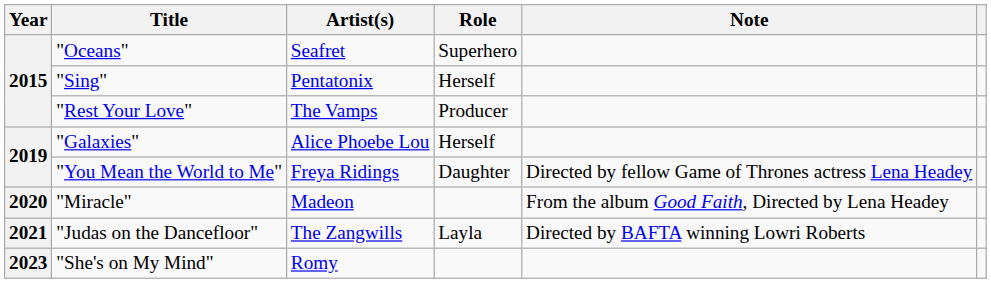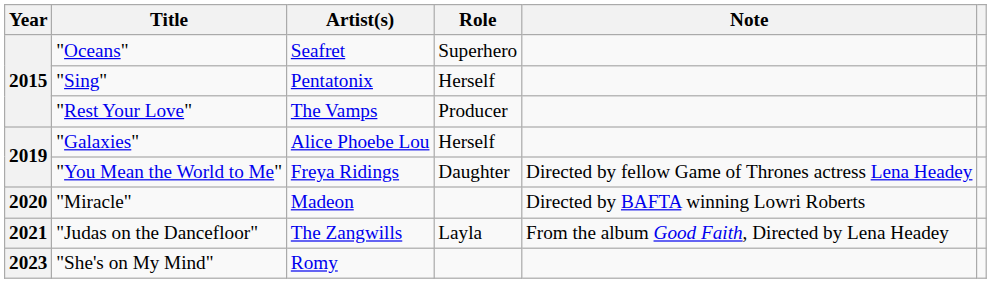(737, 202) From the album Good Faith, Directed by Lena Headey -> (696, 202) Directed by BAFTA winning Lowri Roberts
(696, 232) Directed by BAFTA winning Lowri Roberts -> (737, 232) From the album Good Faith, Directed by Lena Headey
